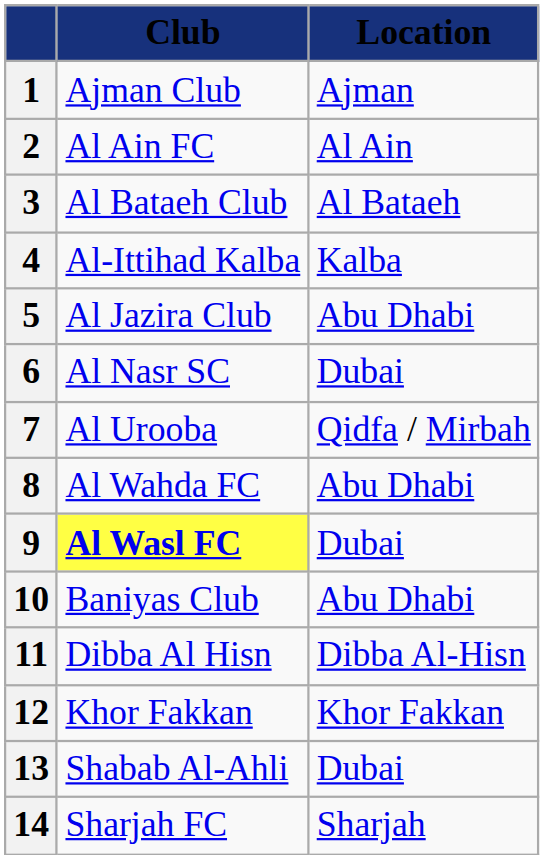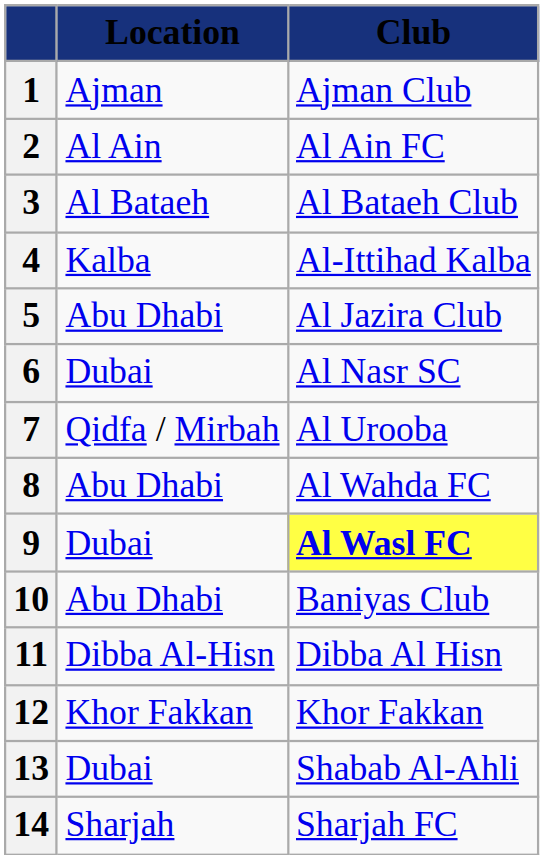columns swapped: (183, 32) <-> (424, 32)
